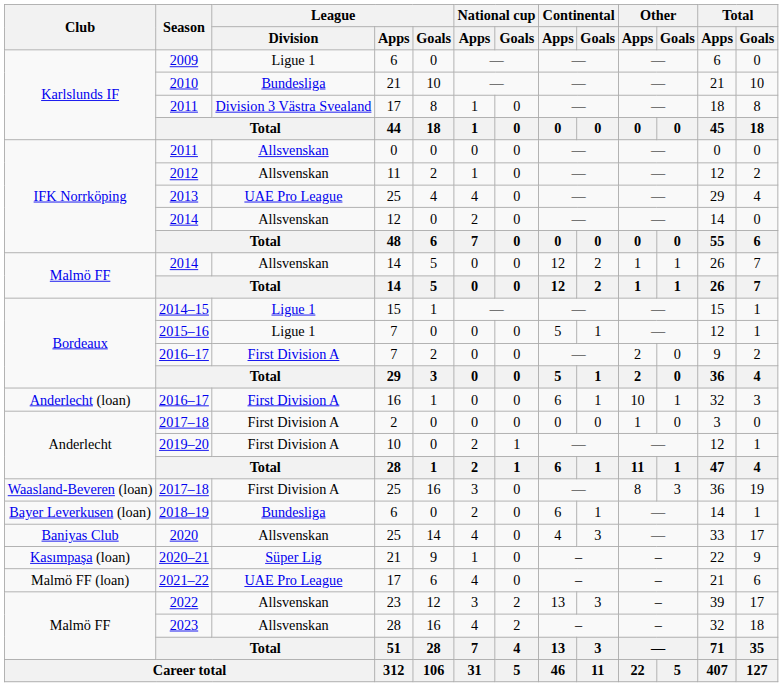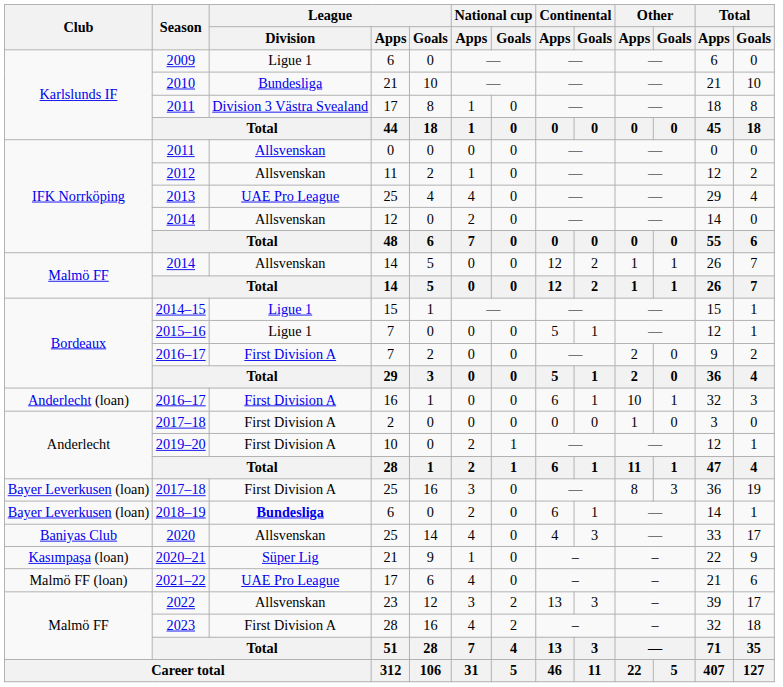(80, 490) Waasland-Beveren (loan) -> (79, 490) Bayer Leverkusen (loan)
(293, 512) normal -> (290, 512) bold
(293, 625) Allsvenskan -> (290, 625) First Division A
